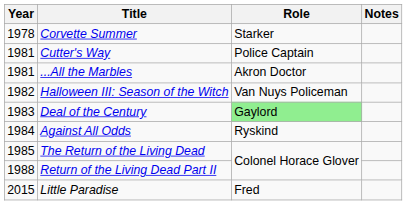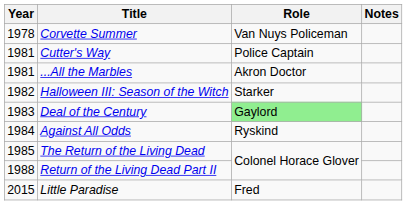(254, 33) Starker -> (291, 33) Van Nuys Policeman
(291, 92) Van Nuys Policeman -> (254, 92) Starker
